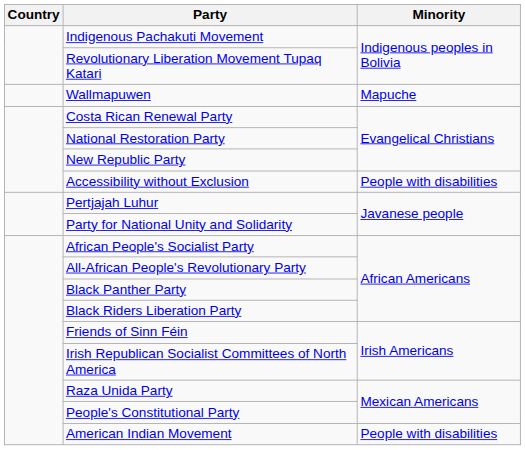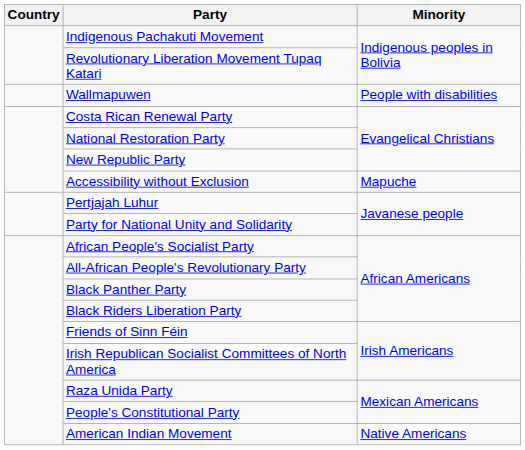(388, 95) Mapuche -> (429, 95) People with disabilities
(429, 181) People with disabilities -> (388, 181) Mapuche
(429, 434) People with disabilities -> (413, 434) Native Americans
